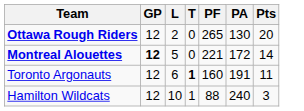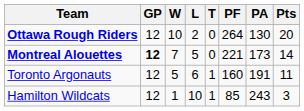+ column: (175, 14)
(212, 34) 265 -> (232, 34) 264
(240, 55) 172 -> (260, 55) 173
(192, 75) bold -> (212, 75) normal
(212, 95) 88 -> (232, 95) 85
(240, 95) 240 -> (260, 95) 243
